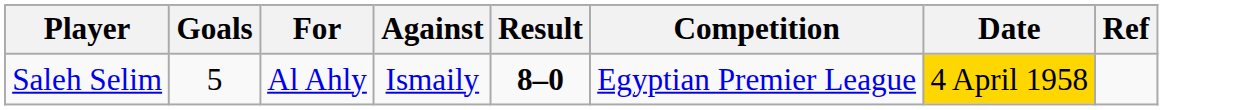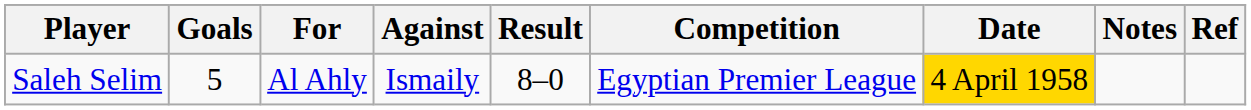+ column: (1140, 29)
(540, 78) bold -> (540, 78) normal
